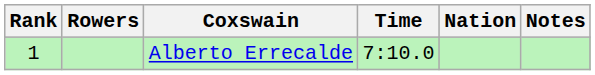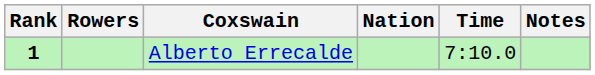columns swapped: (480, 21) <-> (399, 21)
(34, 54) normal -> (34, 54) bold
